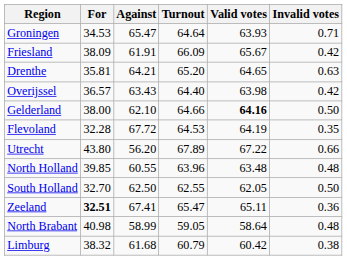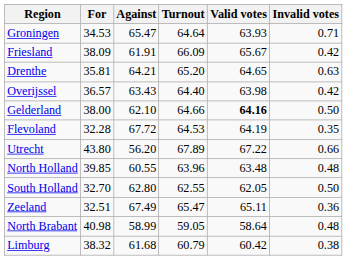(143, 187) 62.50 -> (143, 187) 62.80
(97, 206) bold -> (97, 206) normal
(143, 206) 67.41 -> (143, 206) 67.49
